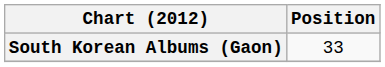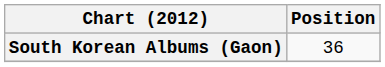(333, 48) 33 -> (333, 48) 36
